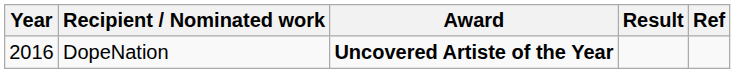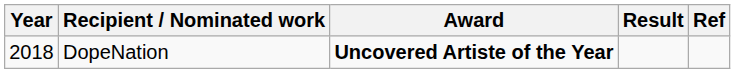(31, 52) 2016 -> (31, 52) 2018
